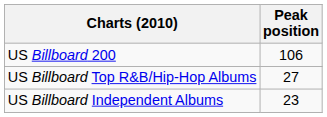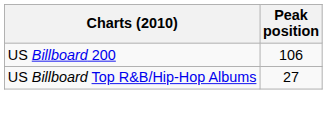- row: (115, 100)
